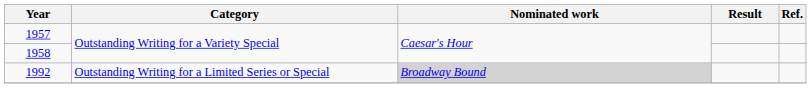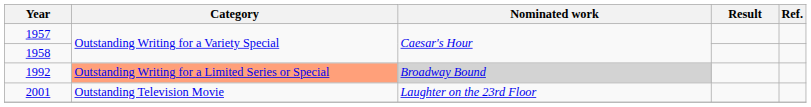(202, 72) no background -> (202, 72) lightsalmon background
+ row: (38, 92)
